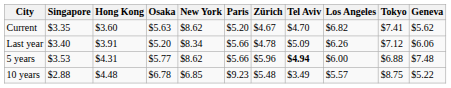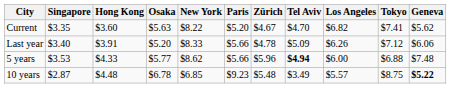(191, 28) $8.62 -> (191, 28) $8.22
(191, 43) $8.34 -> (191, 43) $8.33
(106, 59) $4.31 -> (106, 59) $4.33
(59, 75) $2.88 -> (59, 75) $2.87
(423, 75) normal -> (423, 75) bold
